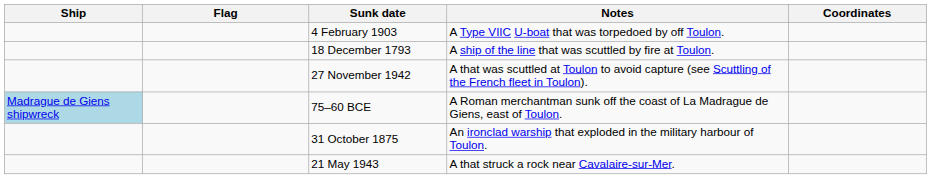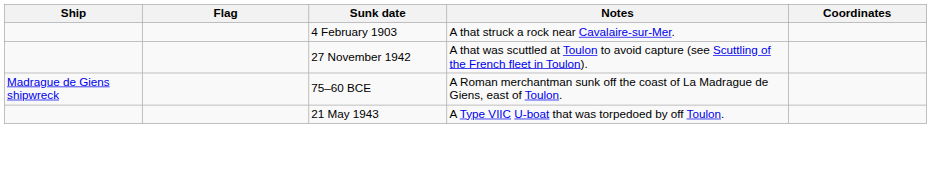(587, 32) A Type VIIC U-boat that was torpedoed by off Toulon. -> (562, 32) A that struck a rock near Cavalaire-sur-Mer.
- row: (361, 50)
(58, 107) lightblue background -> (58, 89) no background
- row: (355, 139)
(562, 164) A that struck a rock near Cavalaire-sur-Mer. -> (587, 114) A Type VIIC U-boat that was torpedoed by off Toulon.
